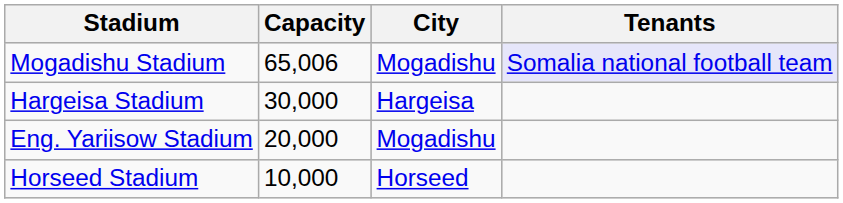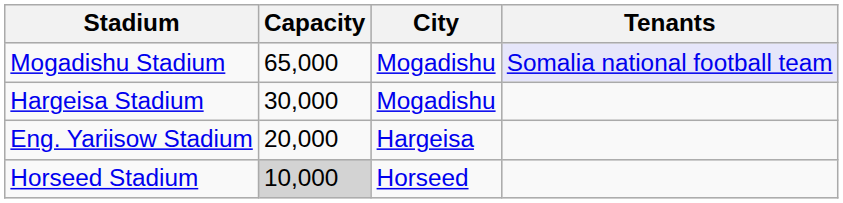(301, 62) 65,006 -> (301, 62) 65,000
(425, 100) Hargeisa -> (436, 100) Mogadishu
(436, 139) Mogadishu -> (425, 139) Hargeisa
(301, 178) no background -> (301, 178) lightgrey background
